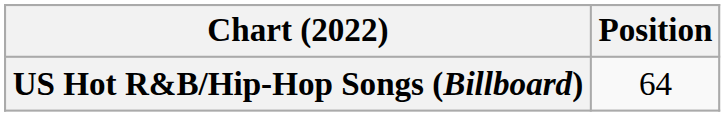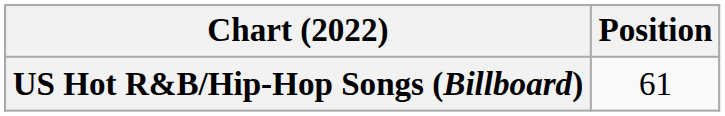(656, 83) 64 -> (656, 83) 61
